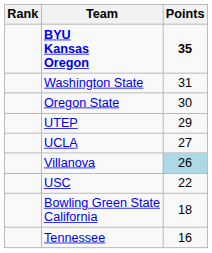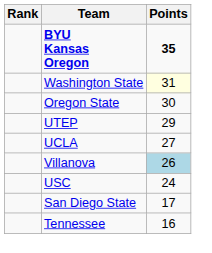(185, 83) no background -> (168, 83) lightyellow background
(185, 183) 22 -> (168, 183) 24
- row: (102, 210)
+ row: (90, 203)
